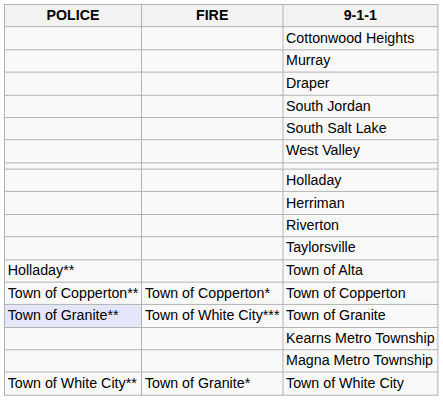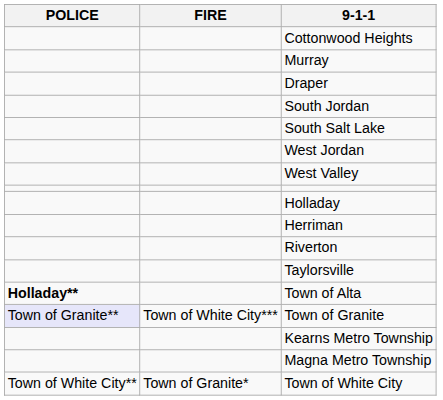+ row: (324, 151)
(41, 270) normal -> (43, 293) bold
- row: (346, 293)
